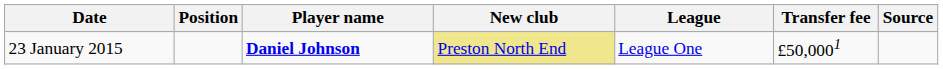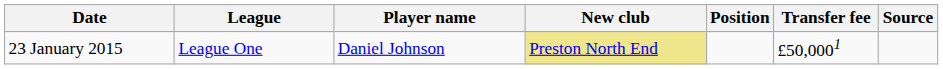columns swapped: (208, 18) <-> (694, 18)
(303, 47) bold -> (391, 47) normal
